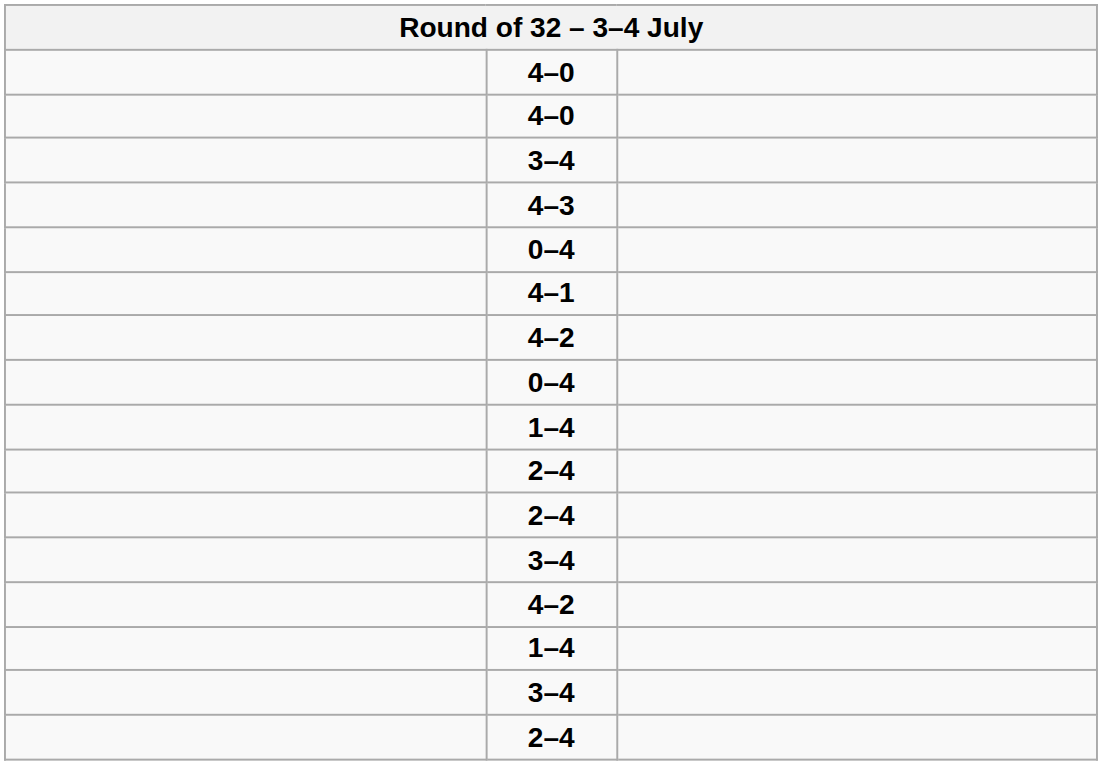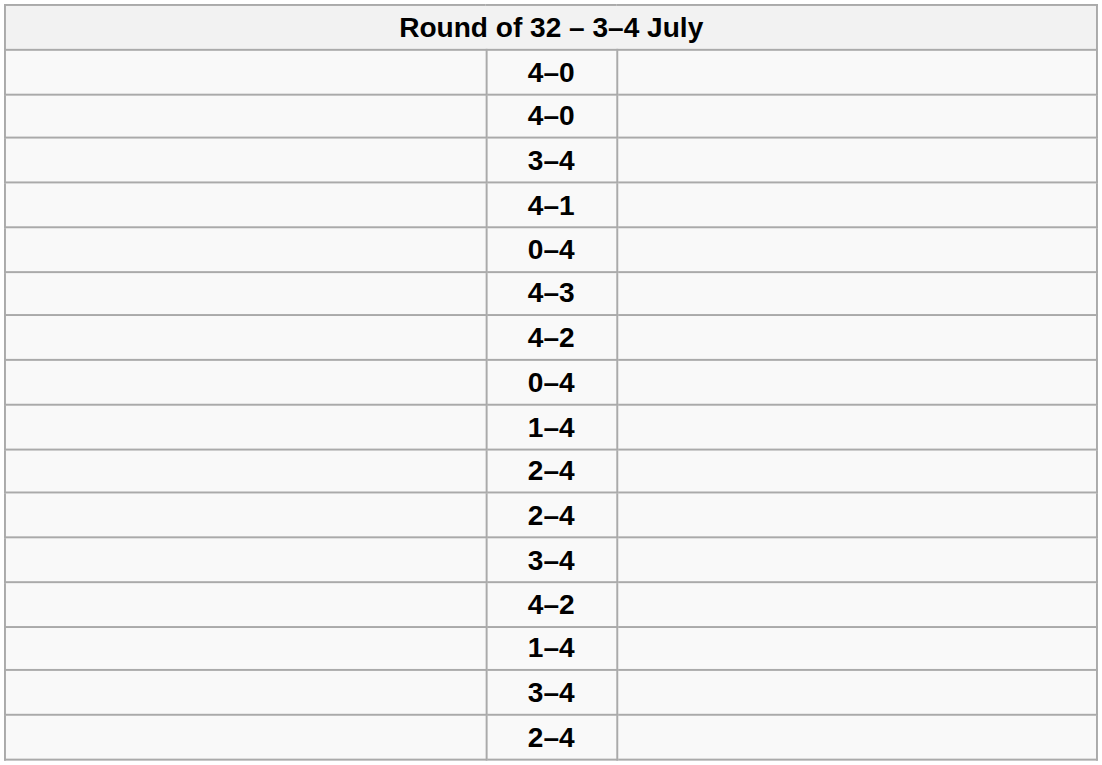rows swapped: (246, 294) <-> (246, 205)
